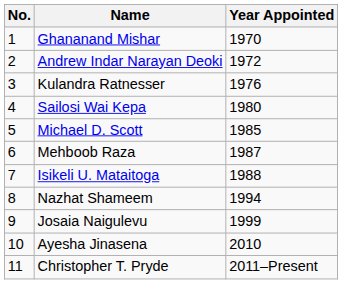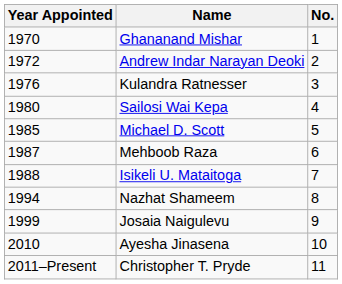columns swapped: (19, 15) <-> (282, 15)
